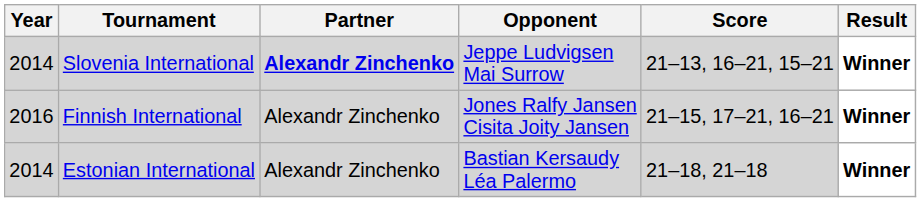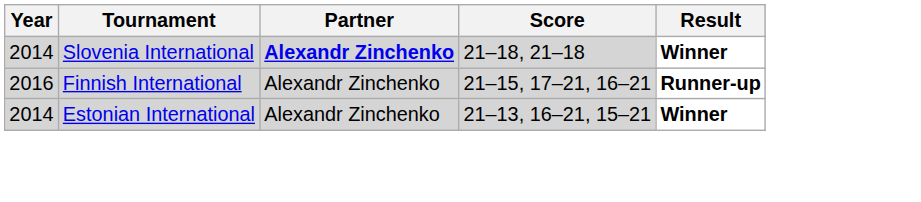- column: (550, 21)
(740, 63) 21–13, 16–21, 15–21 -> (524, 52) 21–18, 21–18
(877, 117) Winner -> (711, 84) Runner-up
(707, 170) 21–18, 21–18 -> (557, 115) 21–13, 16–21, 15–21
